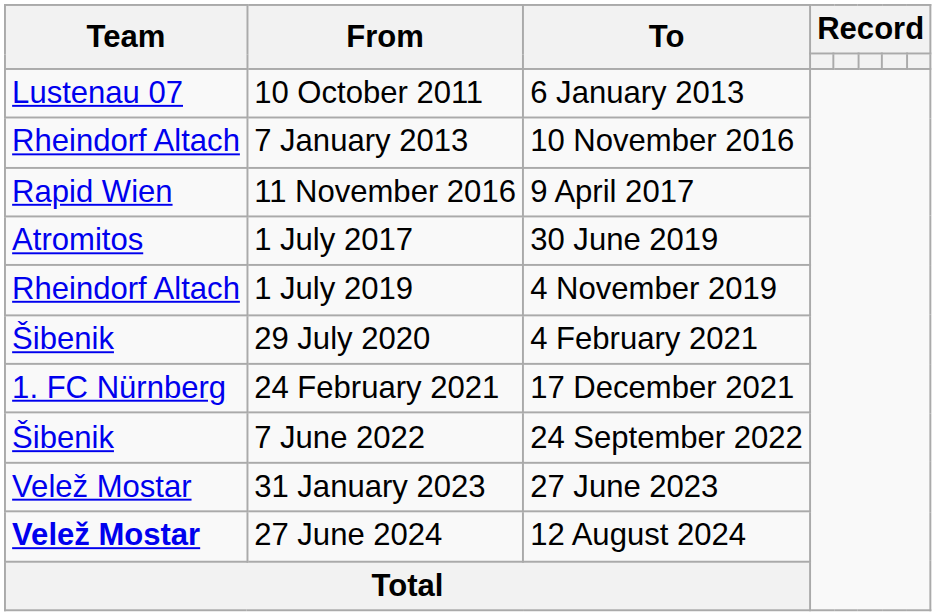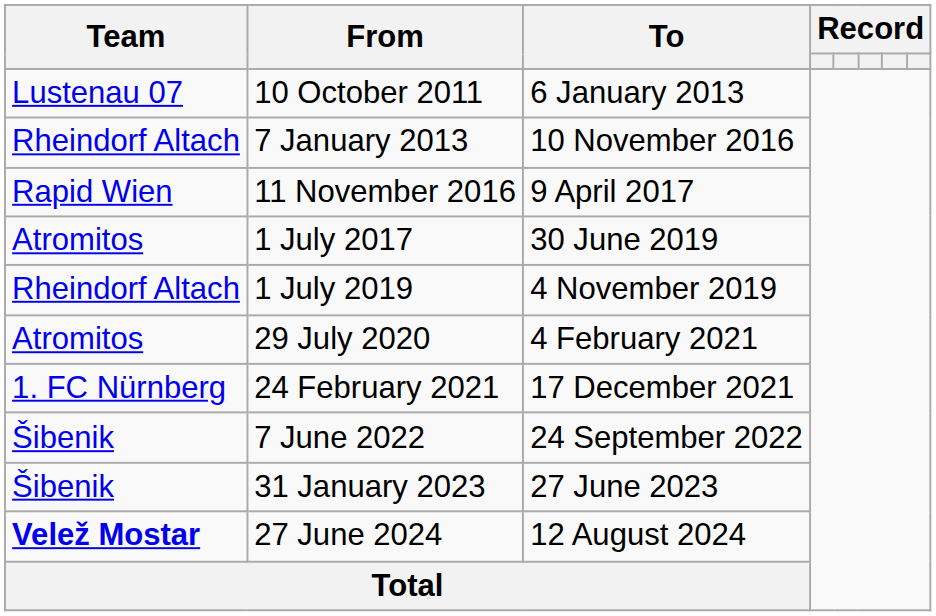(63, 338) Šibenik -> (78, 338) Atromitos
(102, 486) Velež Mostar -> (63, 486) Šibenik
